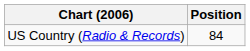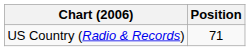(216, 35) 84 -> (216, 35) 71
